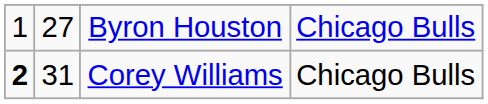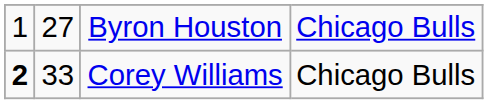(58, 74) 31 -> (58, 74) 33
